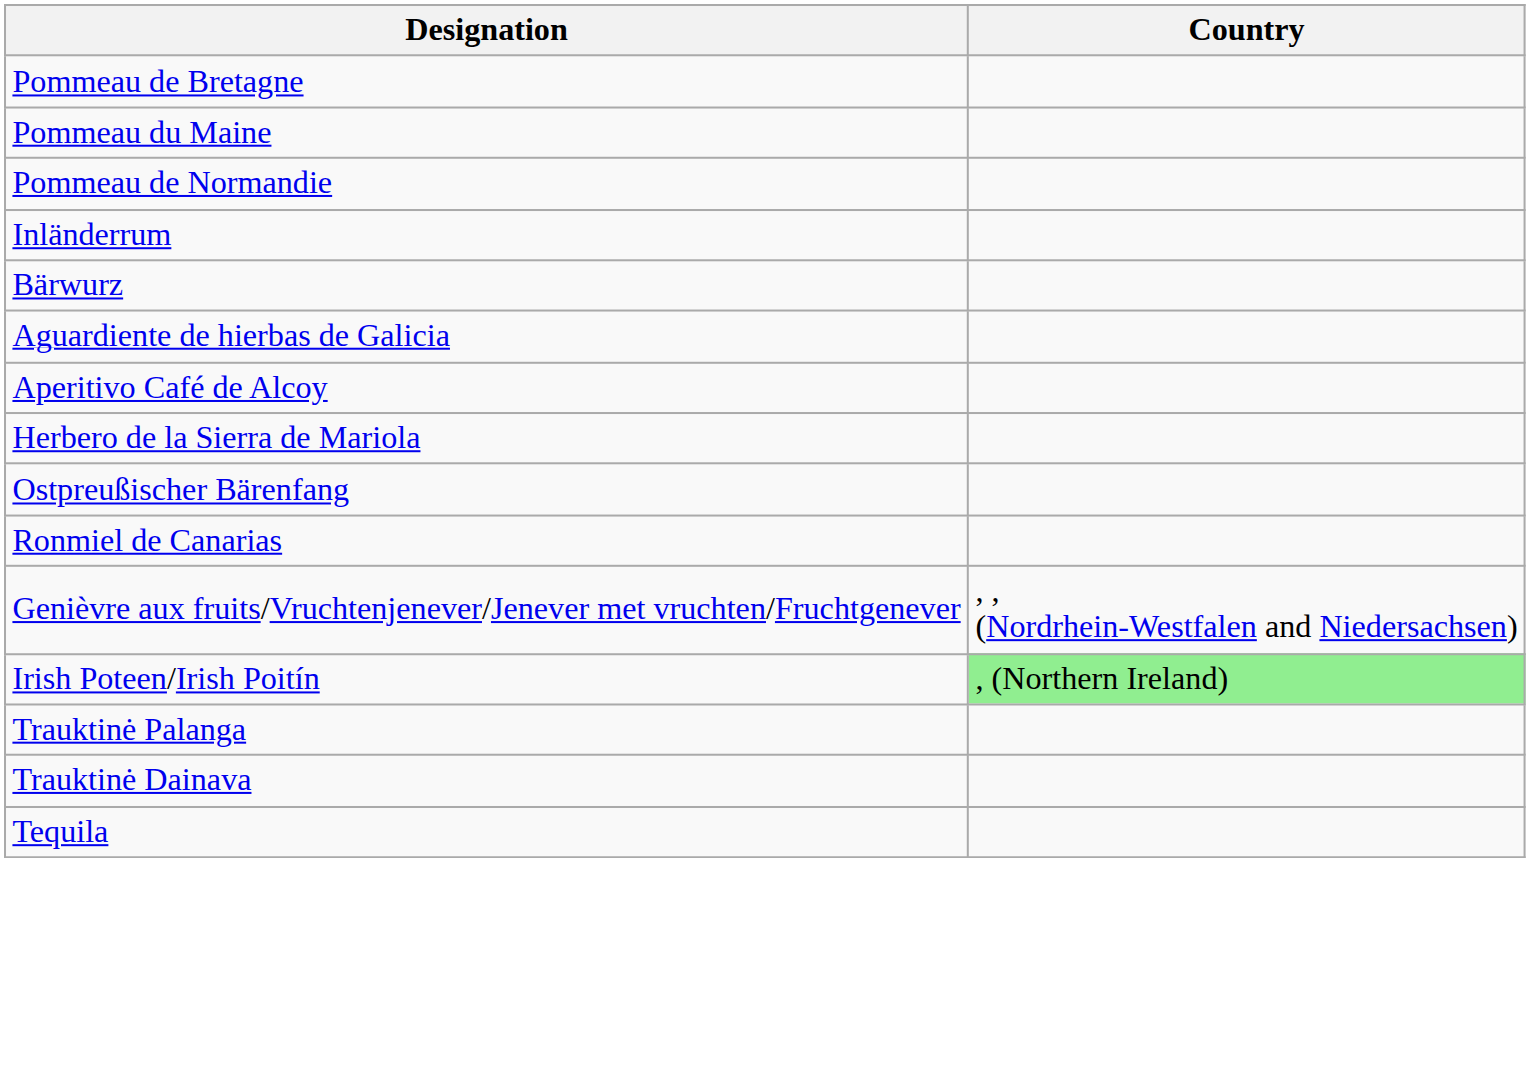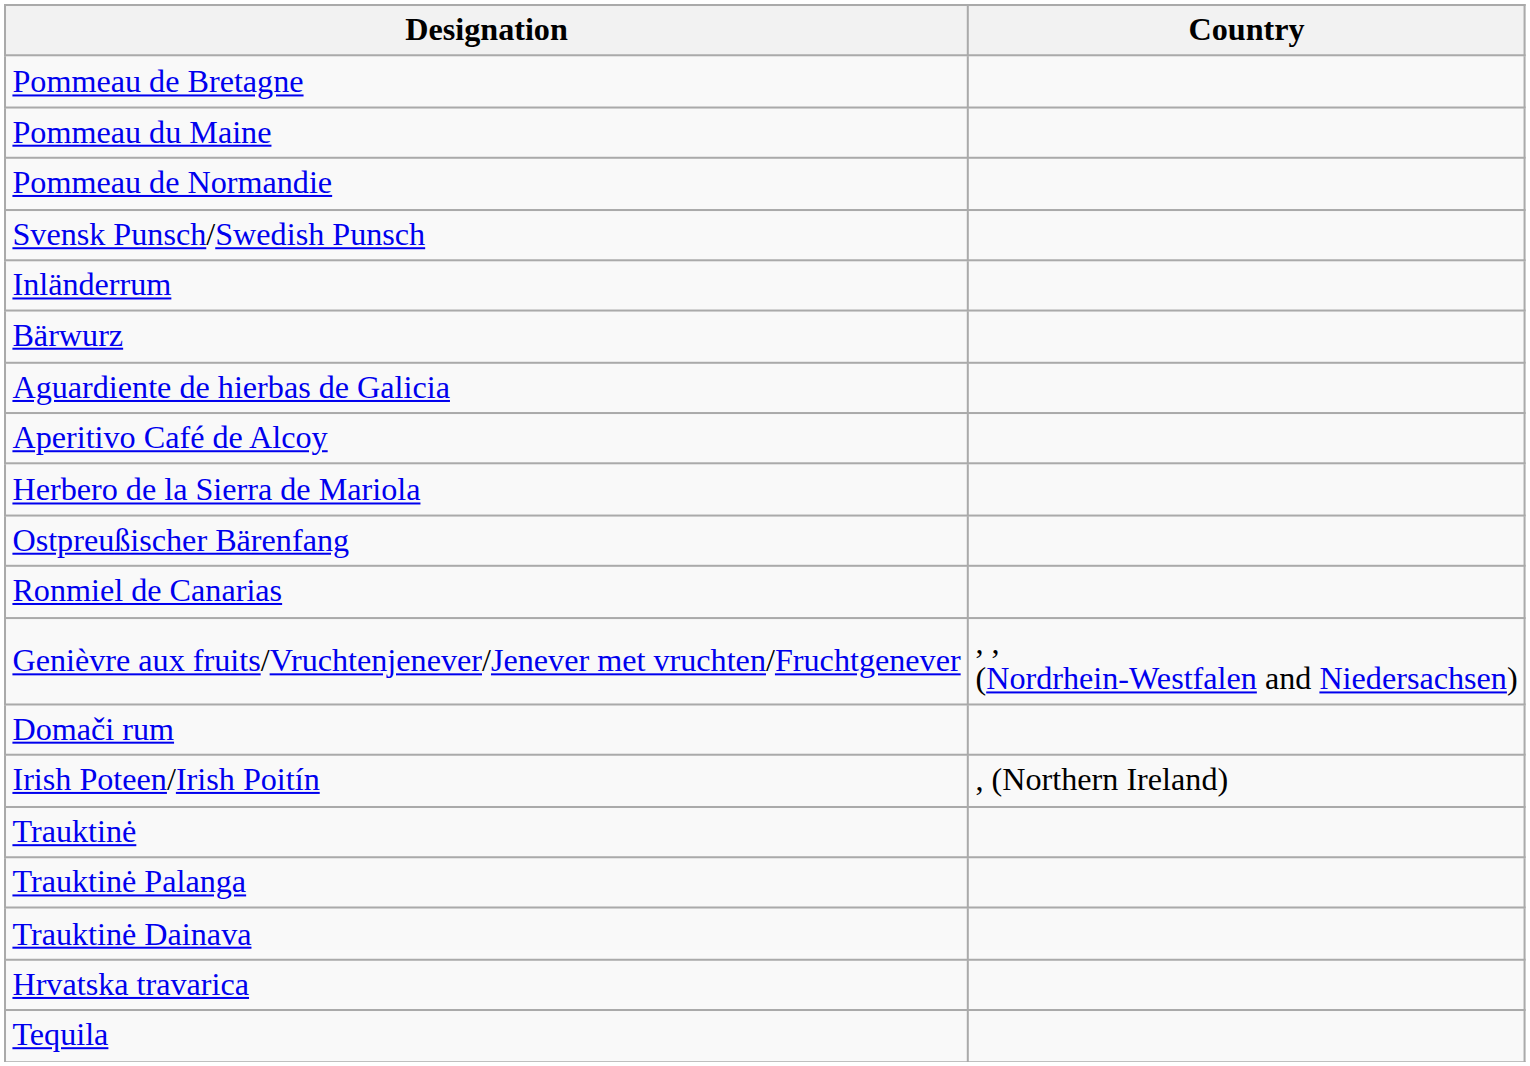+ row: (219, 234)
+ row: (93, 729)
(1102, 678) lightgreen background -> (1102, 780) no background
+ row: (74, 831)
+ row: (131, 984)
